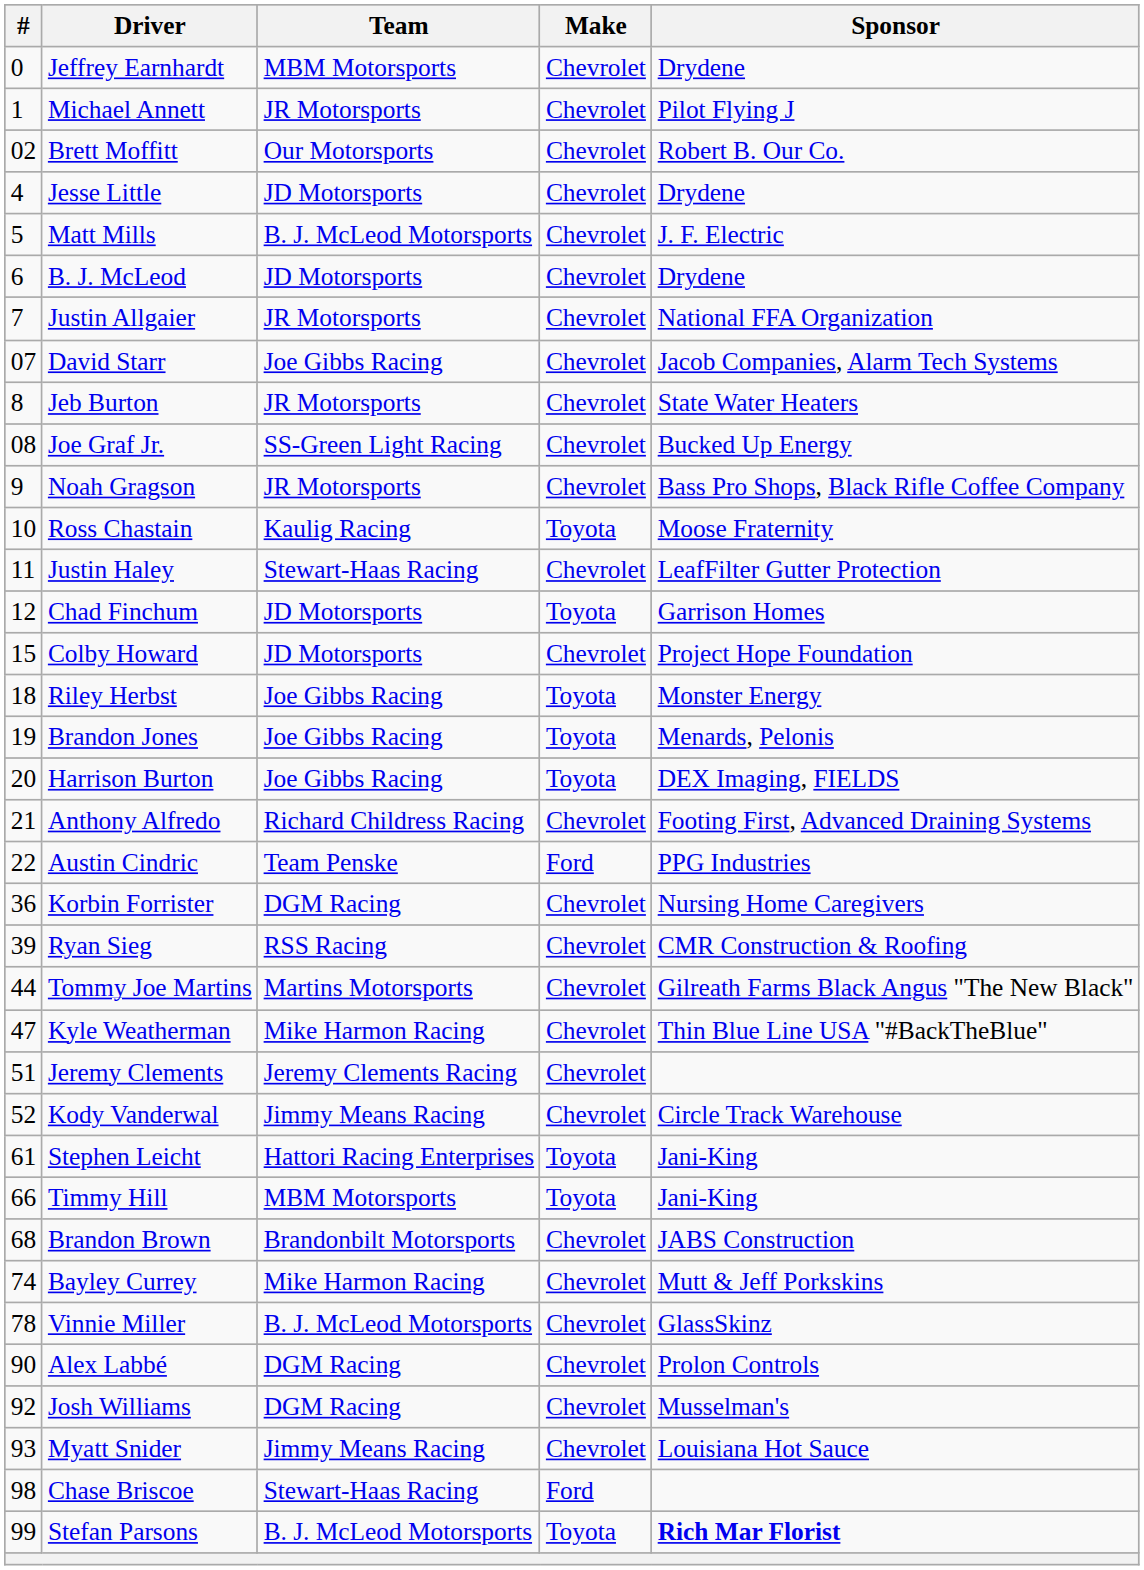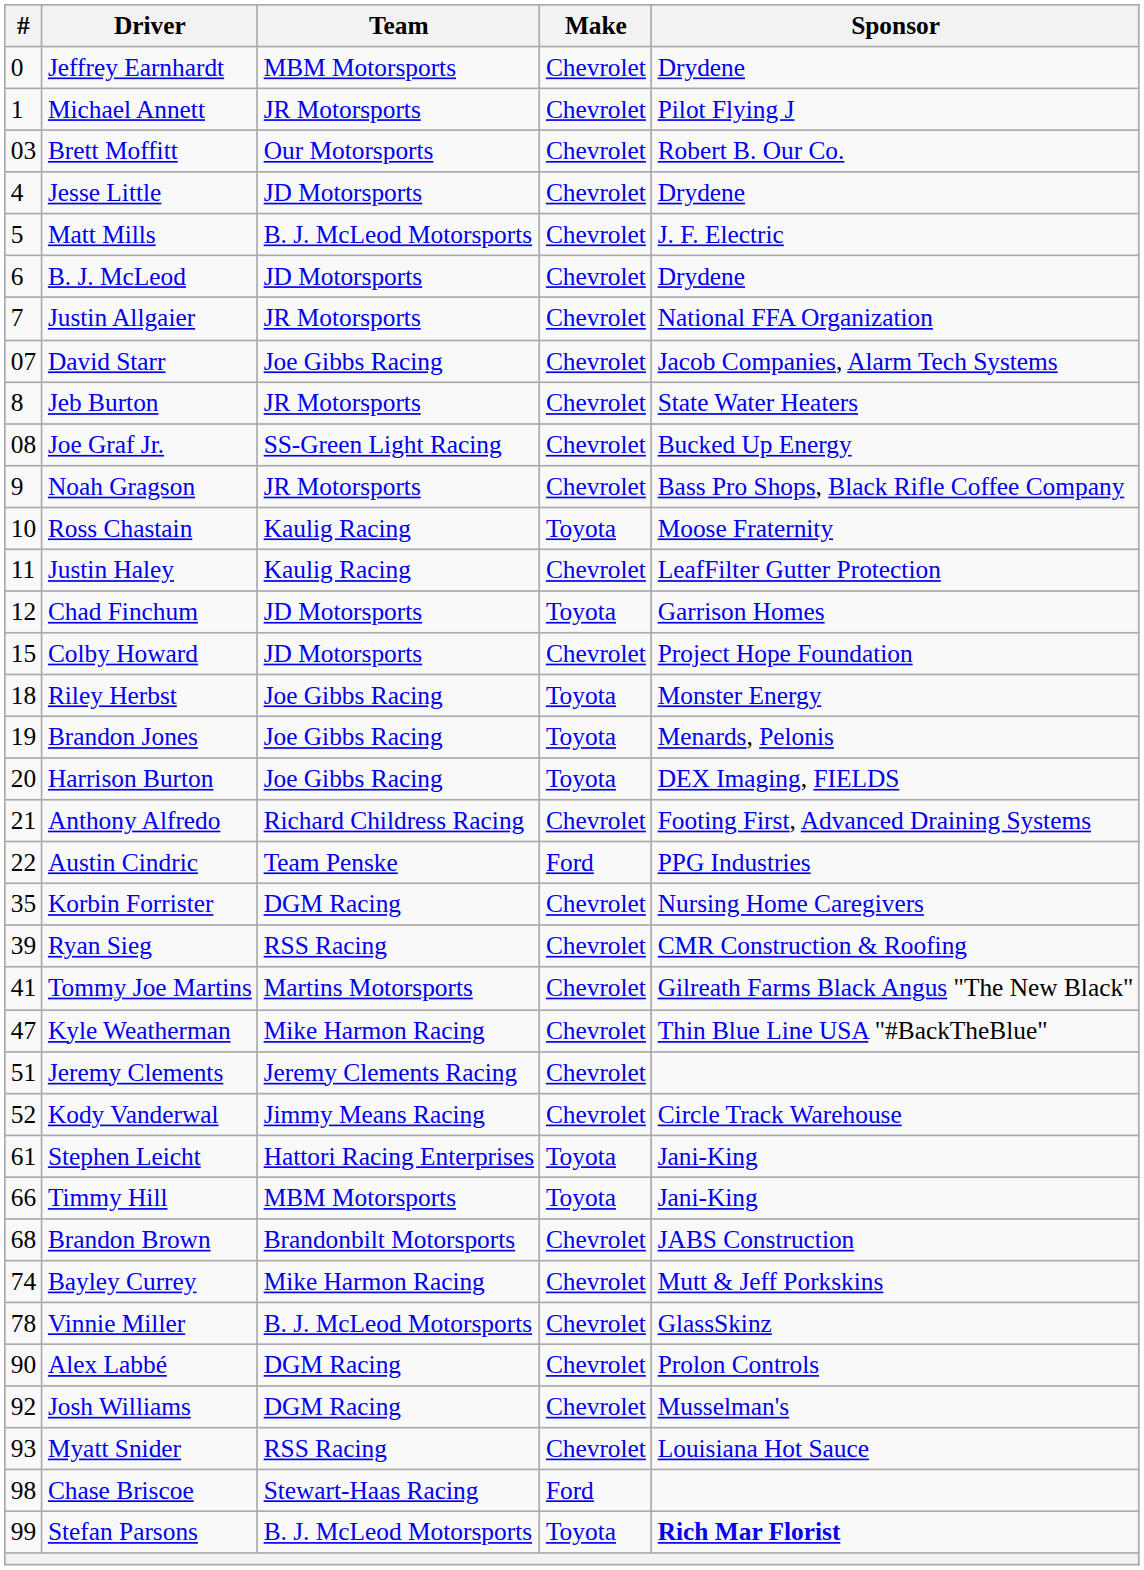(23, 151) 02 -> (23, 151) 03
(371, 569) Stewart-Haas Racing -> (337, 569) Kaulig Racing
(23, 904) 36 -> (23, 904) 35
(23, 988) 44 -> (23, 988) 41
(374, 1448) Jimmy Means Racing -> (325, 1448) RSS Racing
